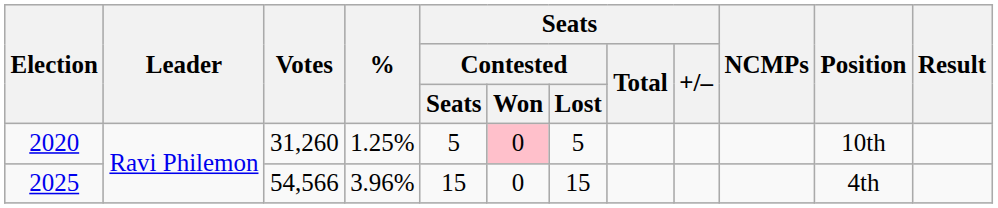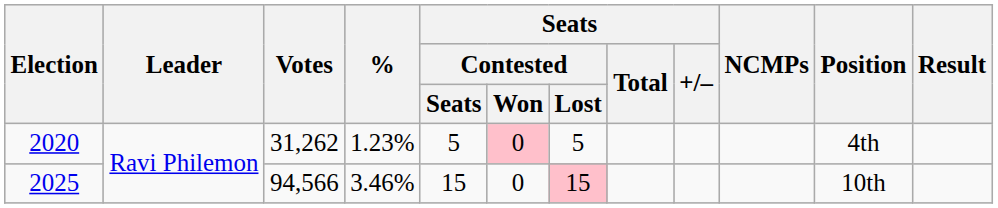(304, 143) 31,260 -> (304, 143) 31,262
(382, 143) 1.25% -> (382, 143) 1.23%
(863, 143) 10th -> (863, 143) 4th
(304, 182) 54,566 -> (304, 182) 94,566
(382, 182) 3.96% -> (382, 182) 3.46%
(578, 182) no background -> (578, 182) pink background
(863, 182) 4th -> (863, 182) 10th
